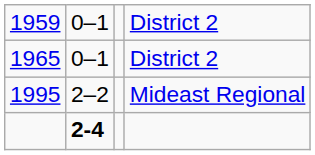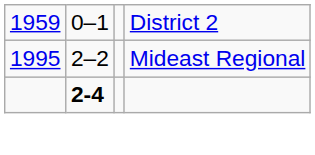- row: (35, 58)
